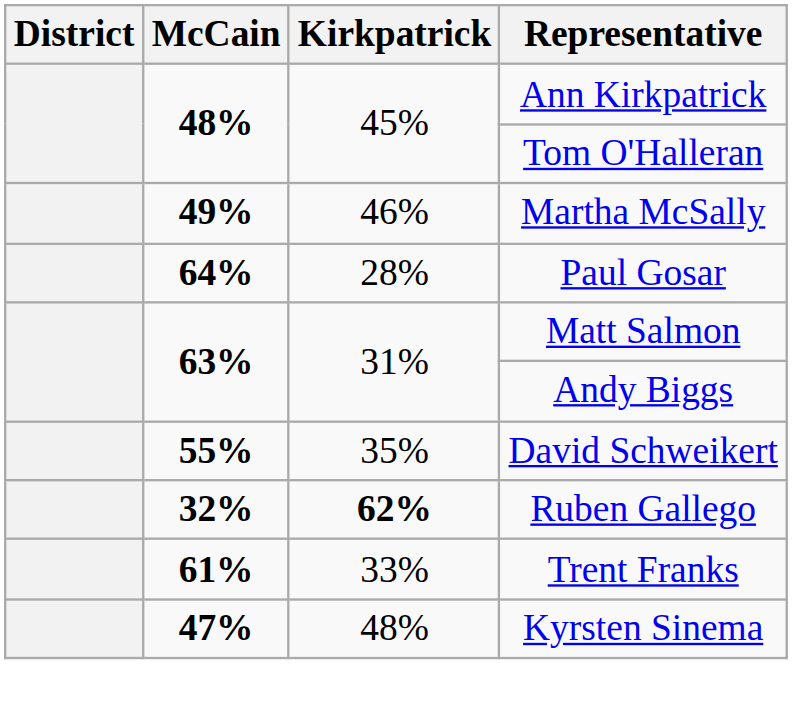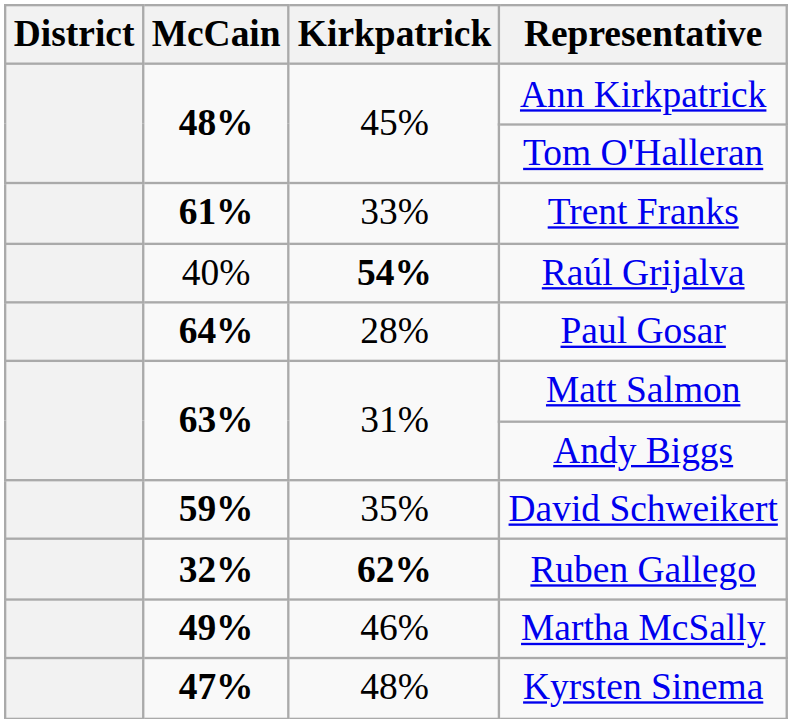rows swapped: (643, 212) <-> (643, 568)
+ row: (643, 271)
(216, 449) 55% -> (216, 509) 59%
